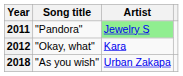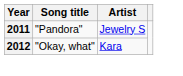(127, 29) lightgreen background -> (122, 29) no background
- row: (19, 63)
